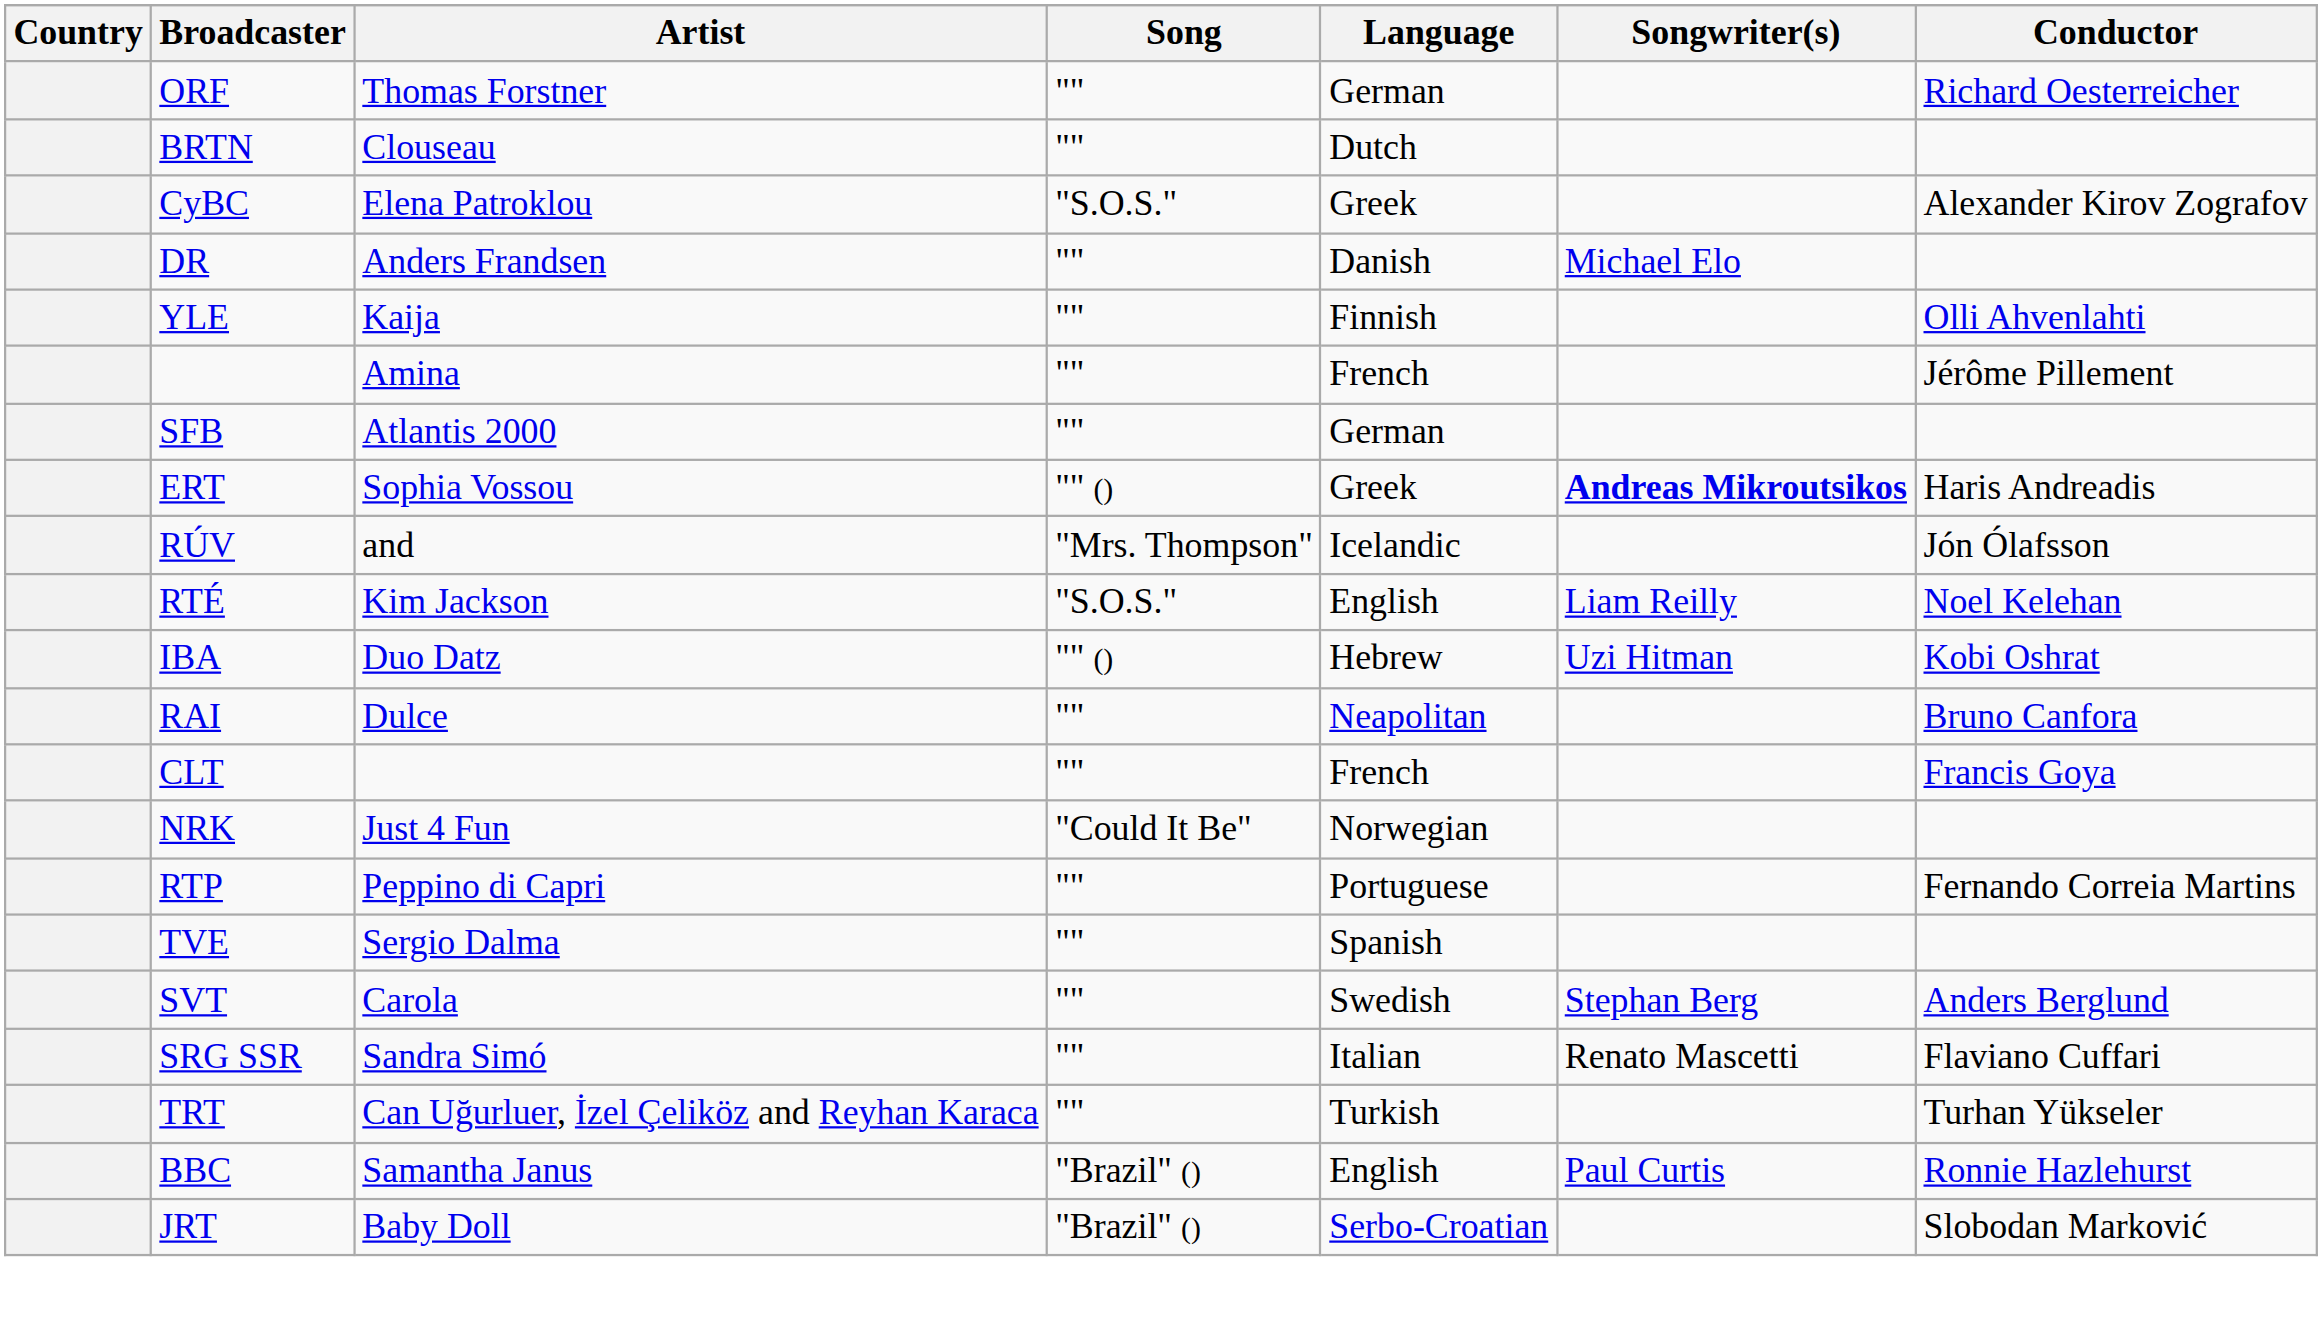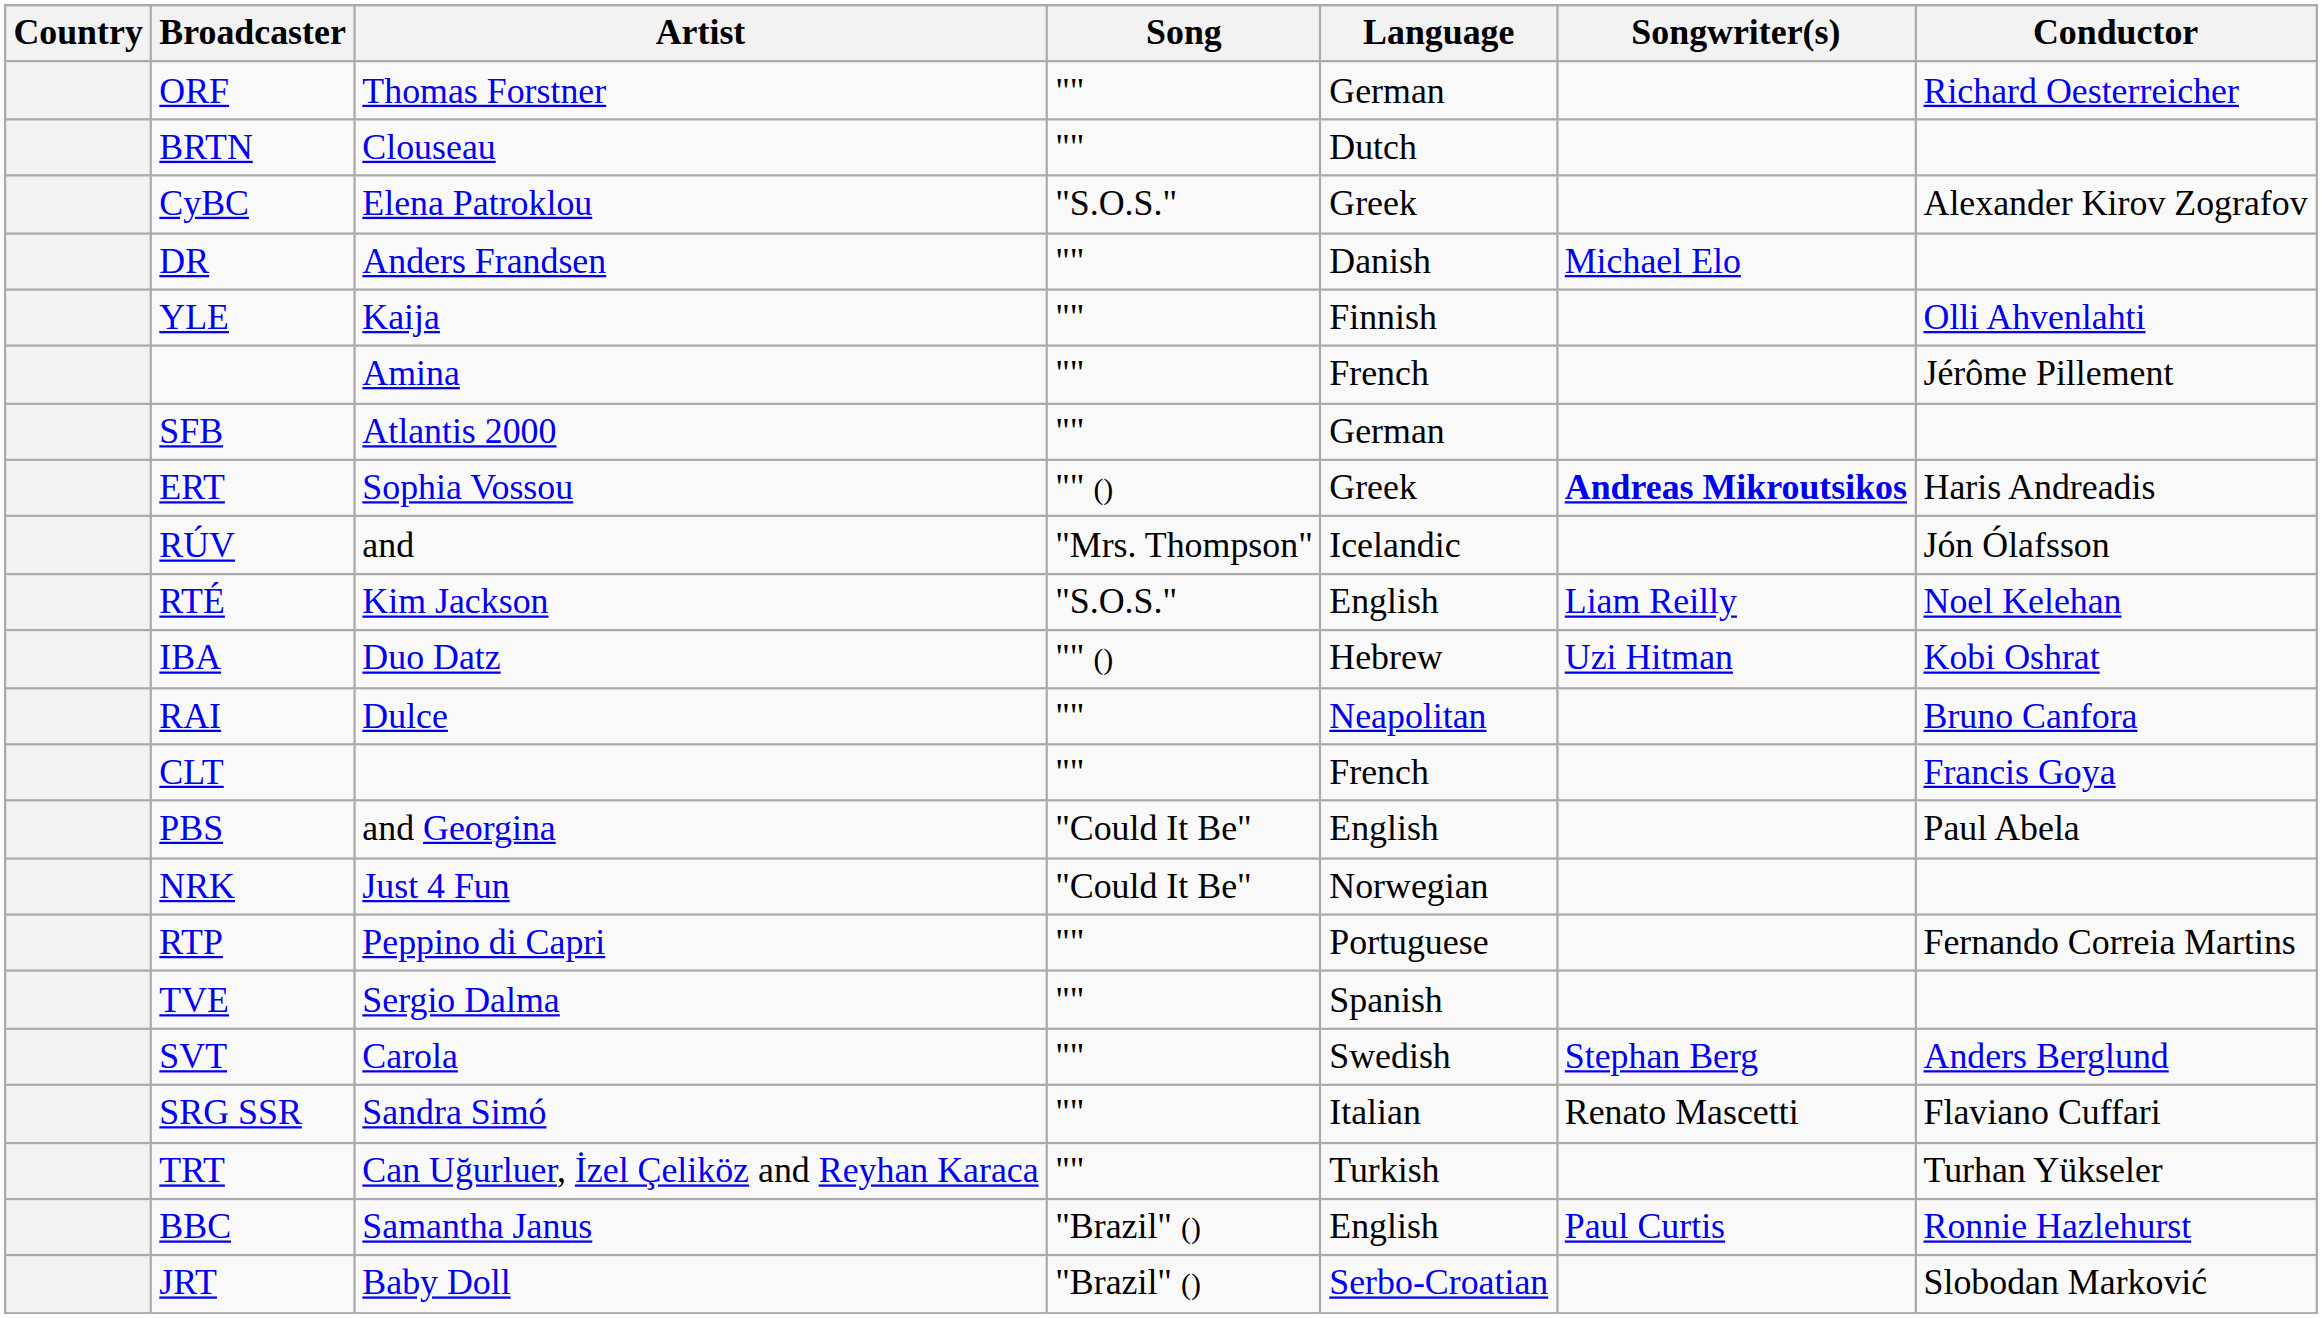+ row: (191, 828)
